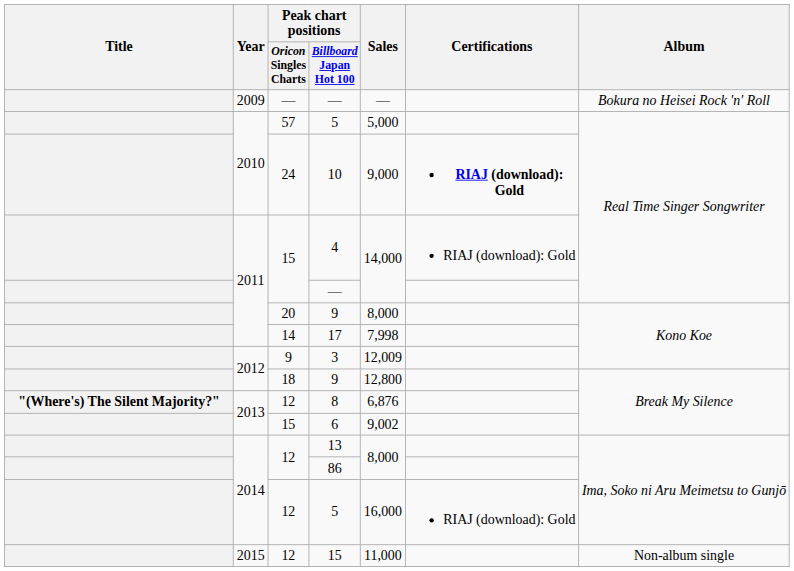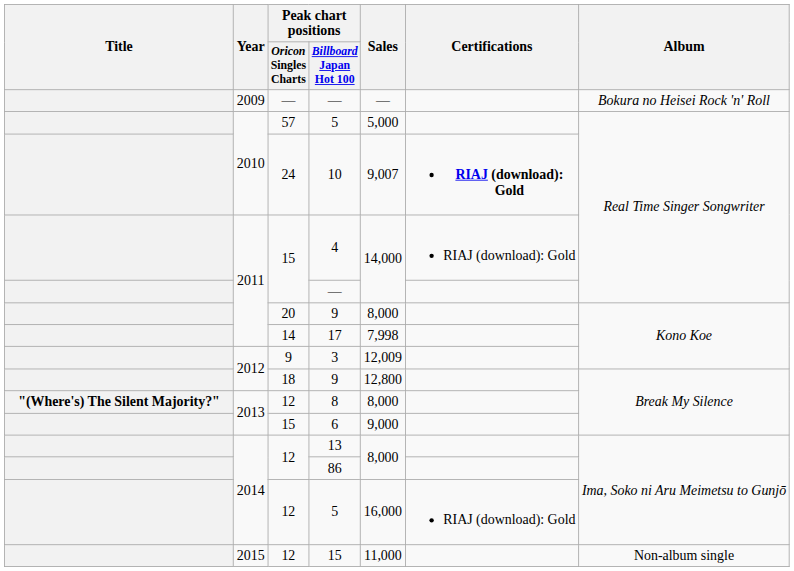(383, 174) 9,000 -> (383, 174) 9,007
(383, 401) 6,876 -> (383, 401) 8,000
(383, 424) 9,002 -> (383, 424) 9,000
